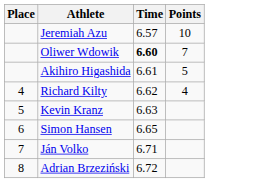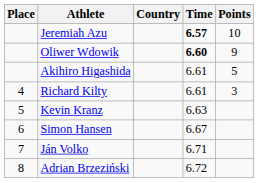+ column: (158, 14)
(147, 33) normal -> (196, 33) bold
(185, 52) 7 -> (234, 52) 9
(147, 91) 6.62 -> (196, 91) 6.61
(185, 91) 4 -> (234, 91) 3
(147, 129) 6.65 -> (196, 129) 6.67
